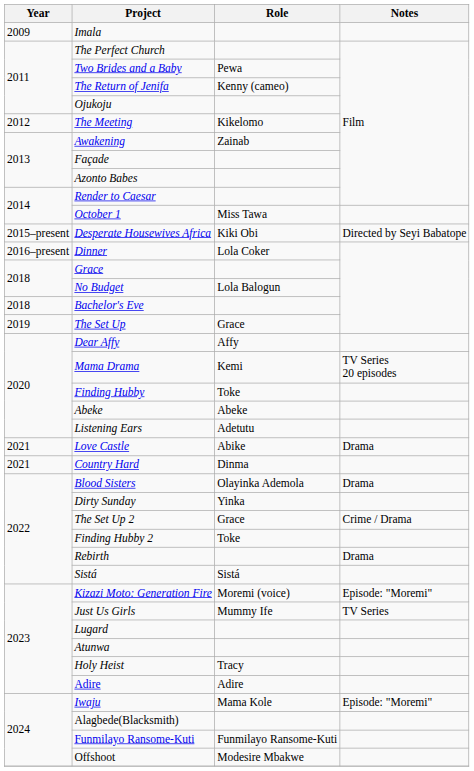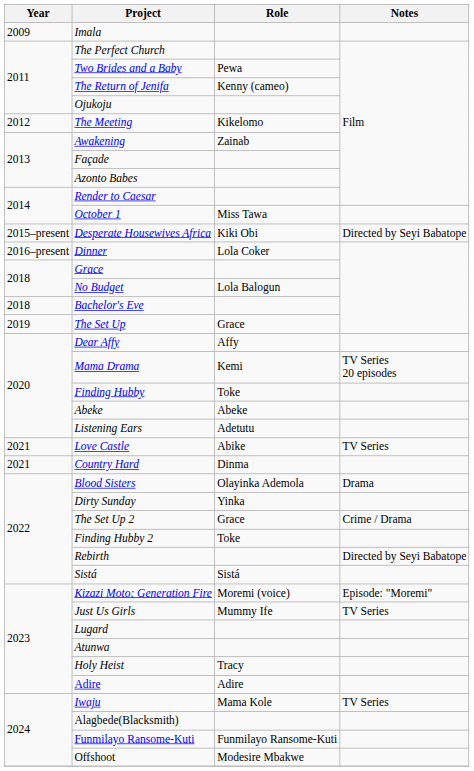(358, 446) Drama -> (366, 446) TV Series
(358, 556) Drama -> (404, 556) Directed by Seyi Babatope
(387, 702) Episode: "Moremi" -> (366, 702) TV Series
